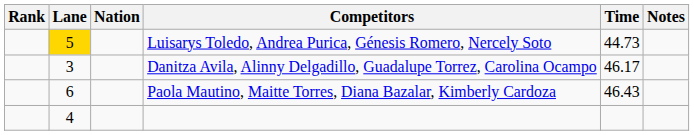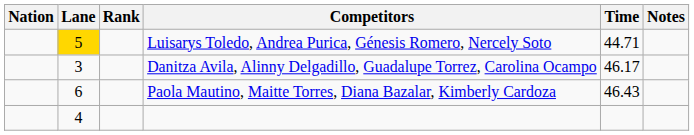columns swapped: (27, 17) <-> (117, 17)
(622, 42) 44.73 -> (622, 42) 44.71
